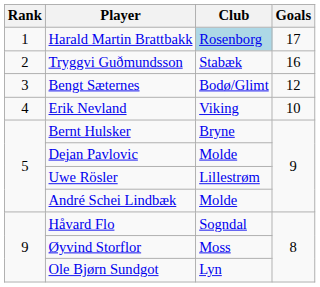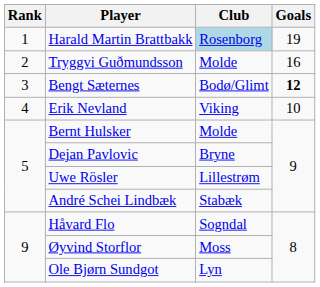(293, 39) 17 -> (293, 39) 19
(221, 62) Stabæk -> (218, 62) Molde
(293, 85) normal -> (293, 85) bold
(217, 131) Bryne -> (218, 131) Molde
(218, 154) Molde -> (217, 154) Bryne
(218, 200) Molde -> (221, 200) Stabæk
